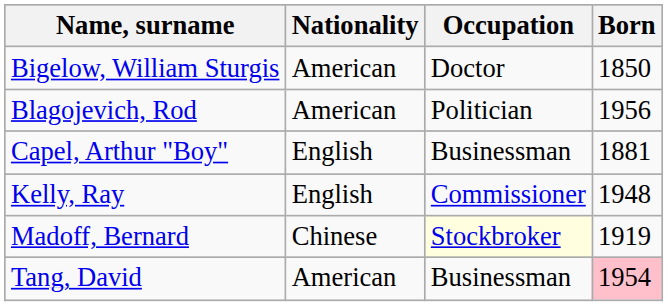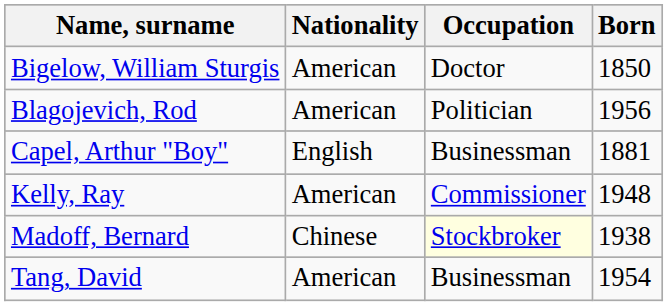(332, 194) English -> (344, 194) American
(625, 236) 1919 -> (625, 236) 1938
(625, 278) pink background -> (625, 278) no background
